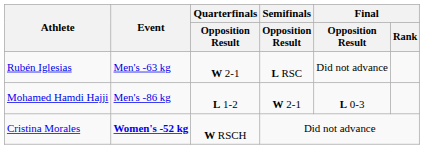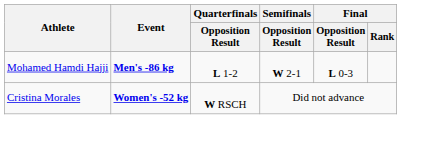- row: (39, 67)
(142, 98) normal -> (144, 67) bold
